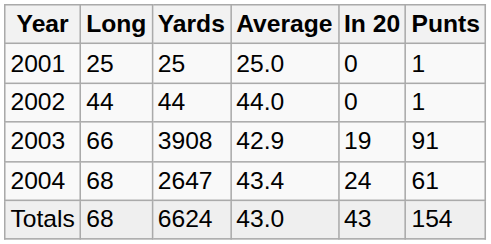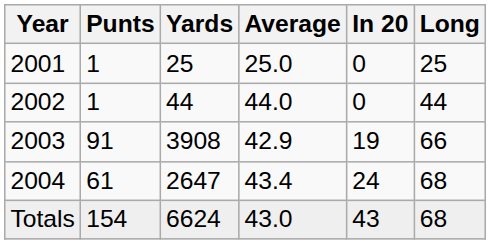columns swapped: (446, 24) <-> (116, 24)
